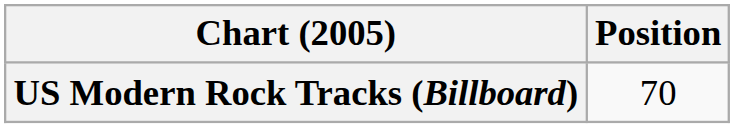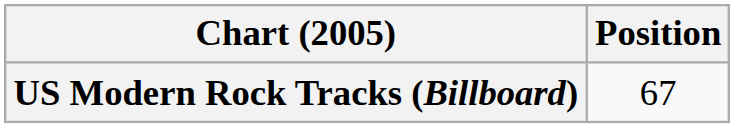(658, 91) 70 -> (658, 91) 67
